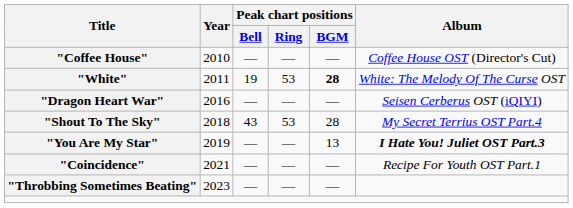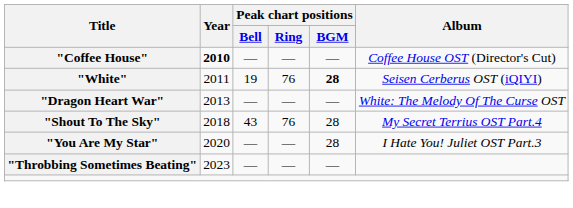(217, 57) normal -> (217, 57) bold
(289, 79) 53 -> (289, 79) 76
(462, 79) White: The Melody Of The Curse OST -> (462, 79) Seisen Cerberus OST (iQIYI)
(217, 100) 2016 -> (217, 100) 2013
(462, 100) Seisen Cerberus OST (iQIYI) -> (462, 100) White: The Melody Of The Curse OST
(289, 121) 53 -> (289, 121) 76
(217, 143) 2019 -> (217, 143) 2020
(332, 143) 13 -> (332, 143) 28
(462, 143) bold -> (462, 143) normal
- row: (102, 164)
